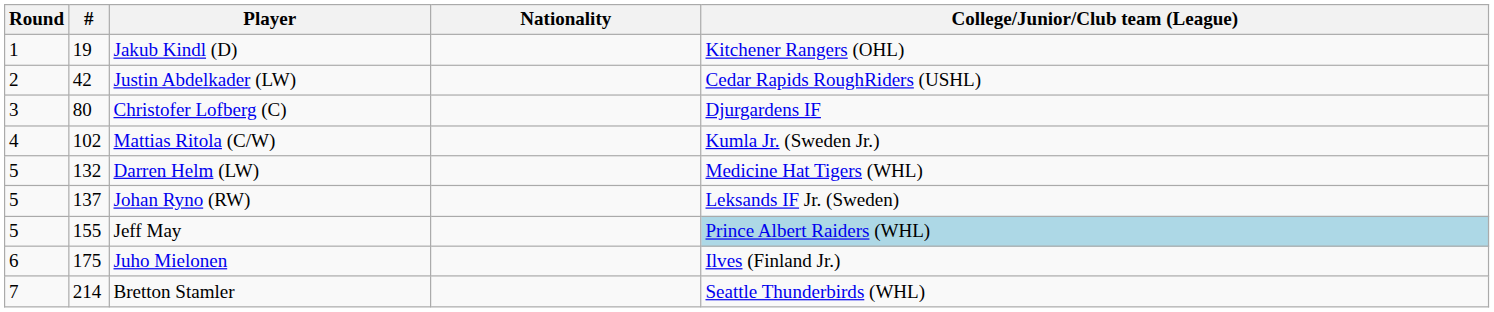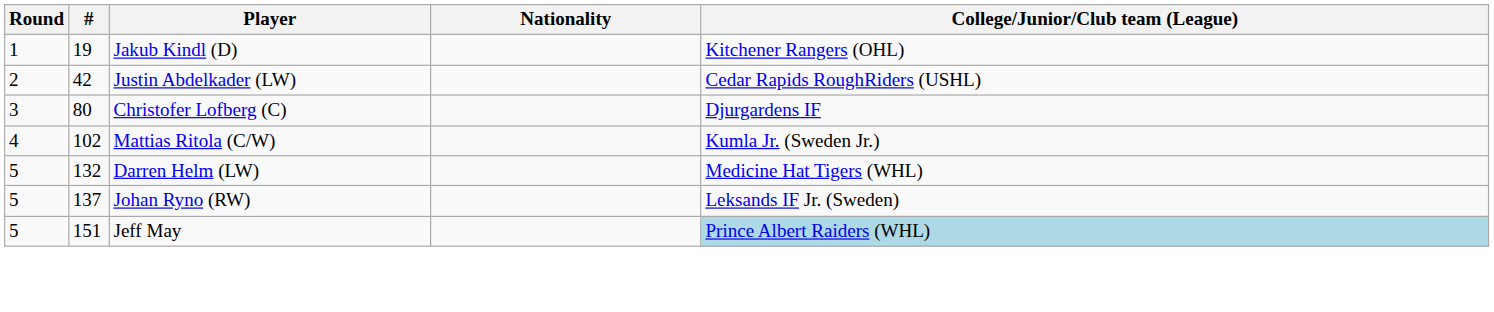(87, 230) 155 -> (87, 230) 151
- row: (170, 261)
- row: (174, 291)
